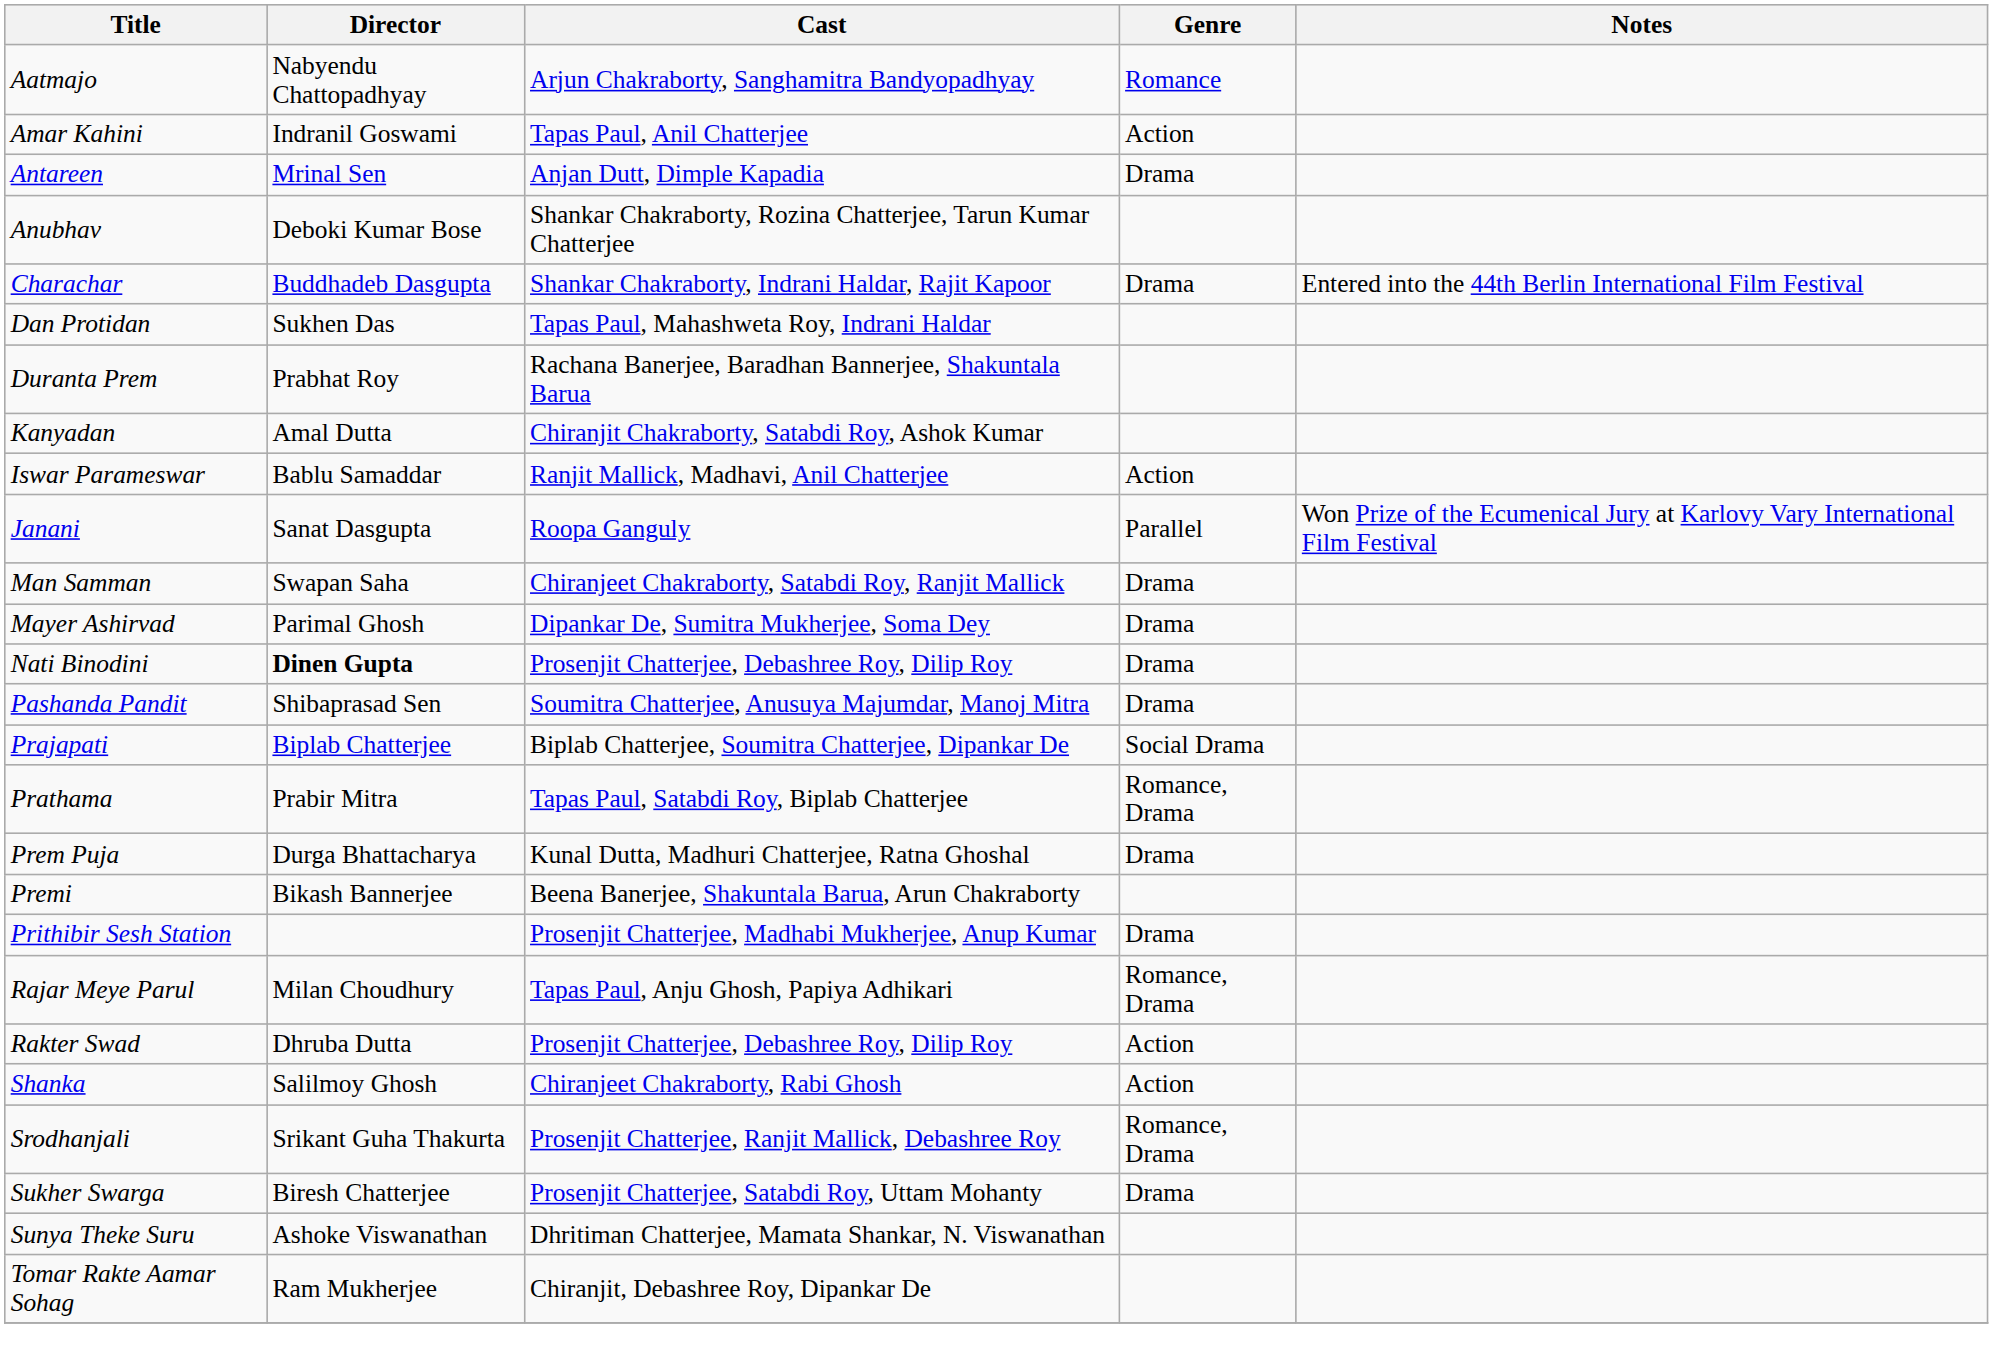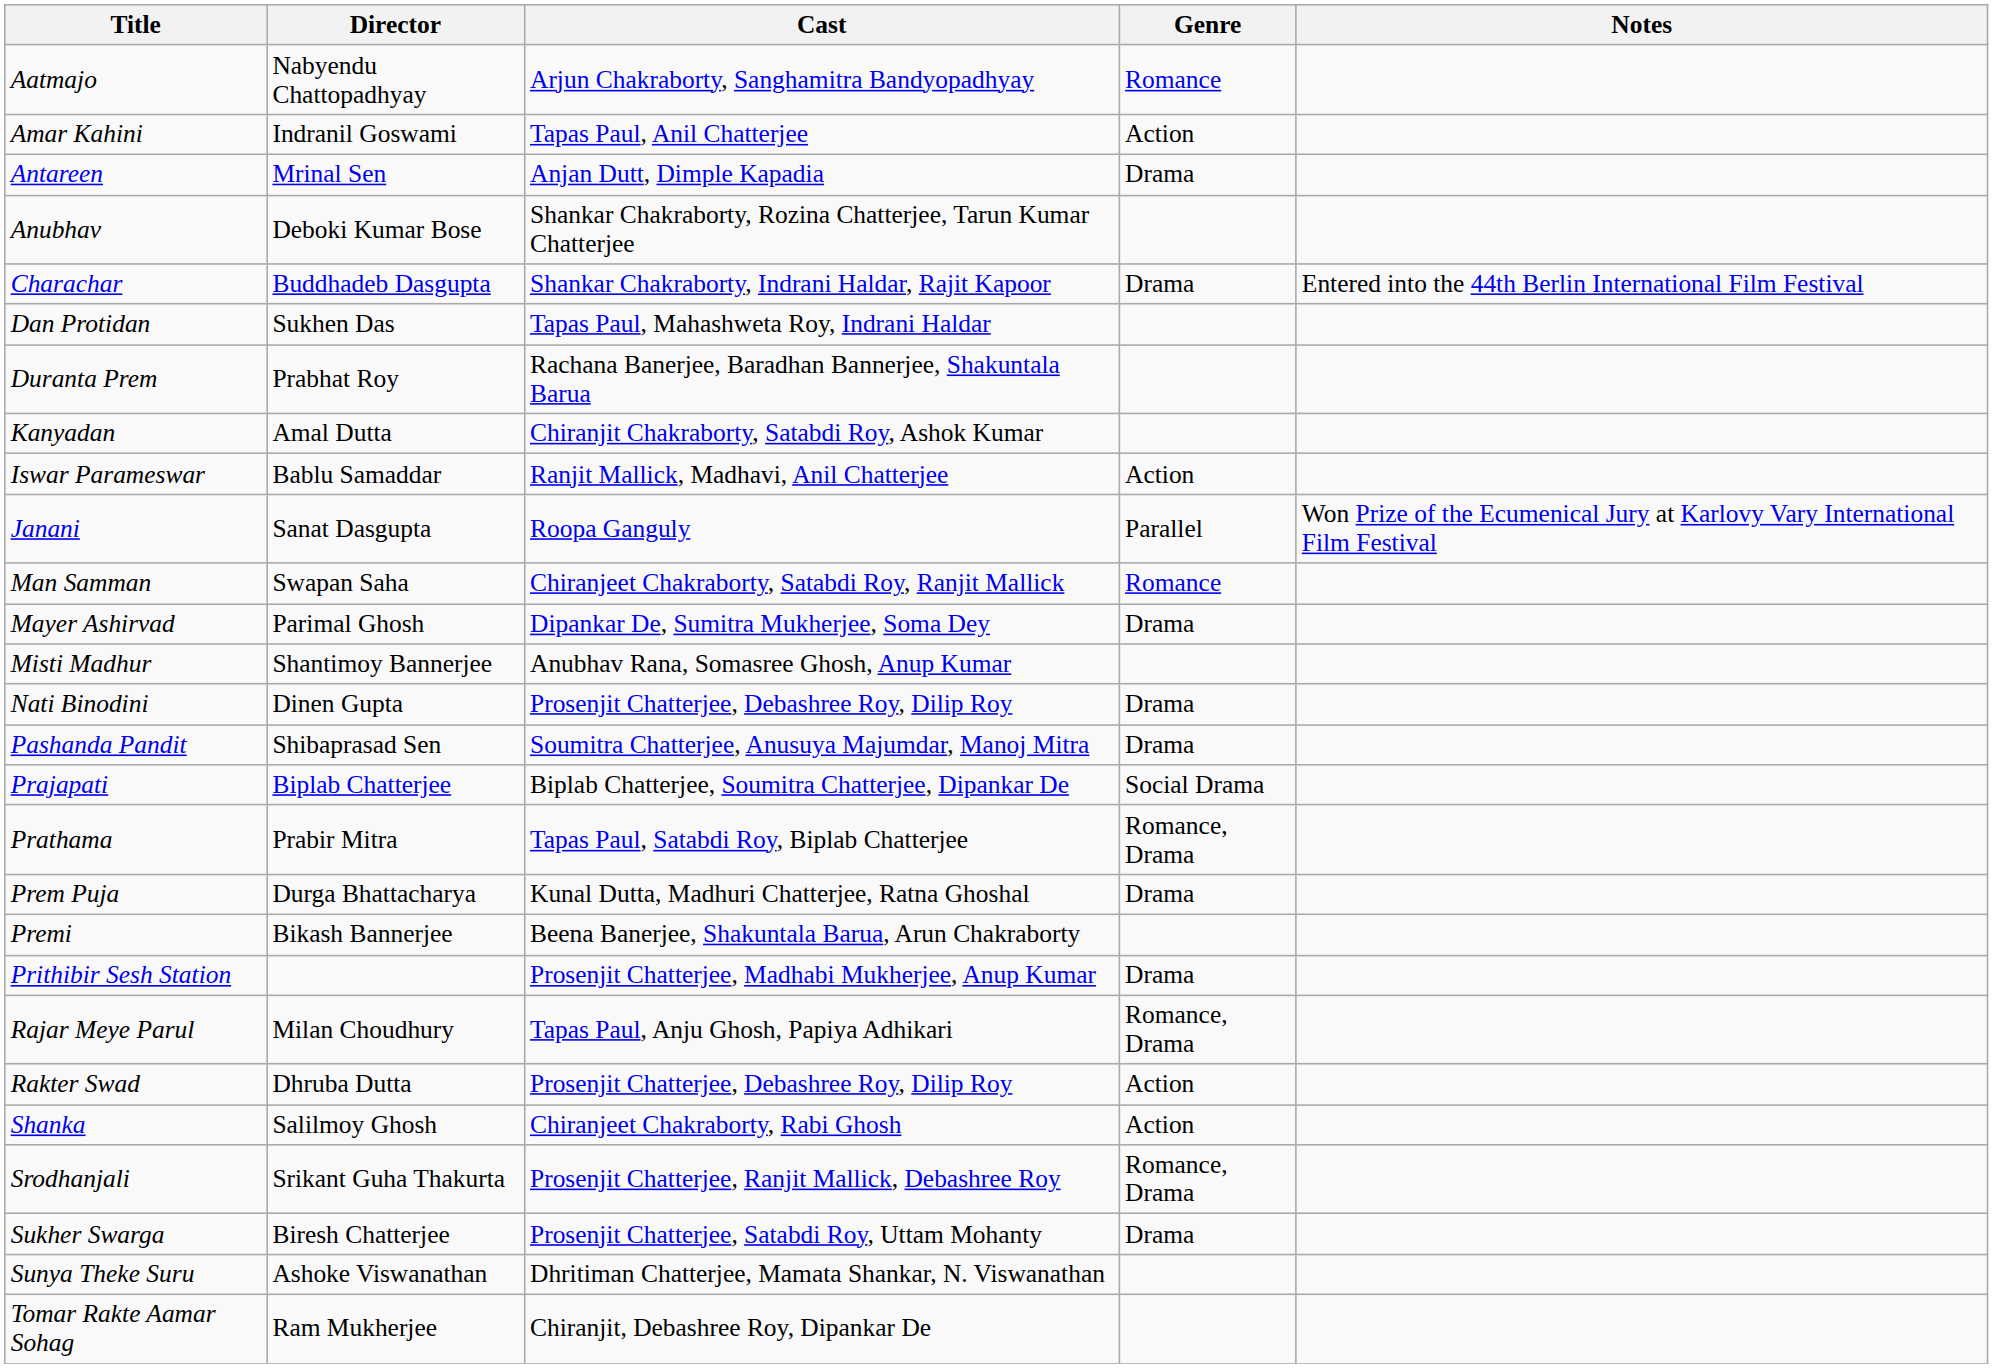(1160, 582) Drama -> (1173, 582) Romance
+ row: (81, 663)
(343, 663) bold -> (338, 704) normal
